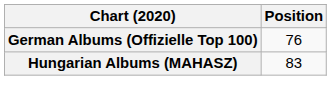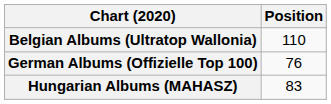+ row: (133, 39)
